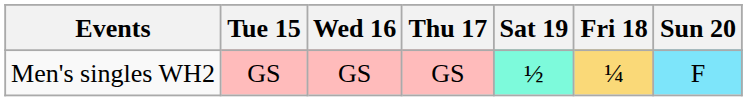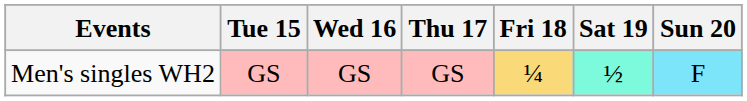columns swapped: (614, 27) <-> (534, 27)
